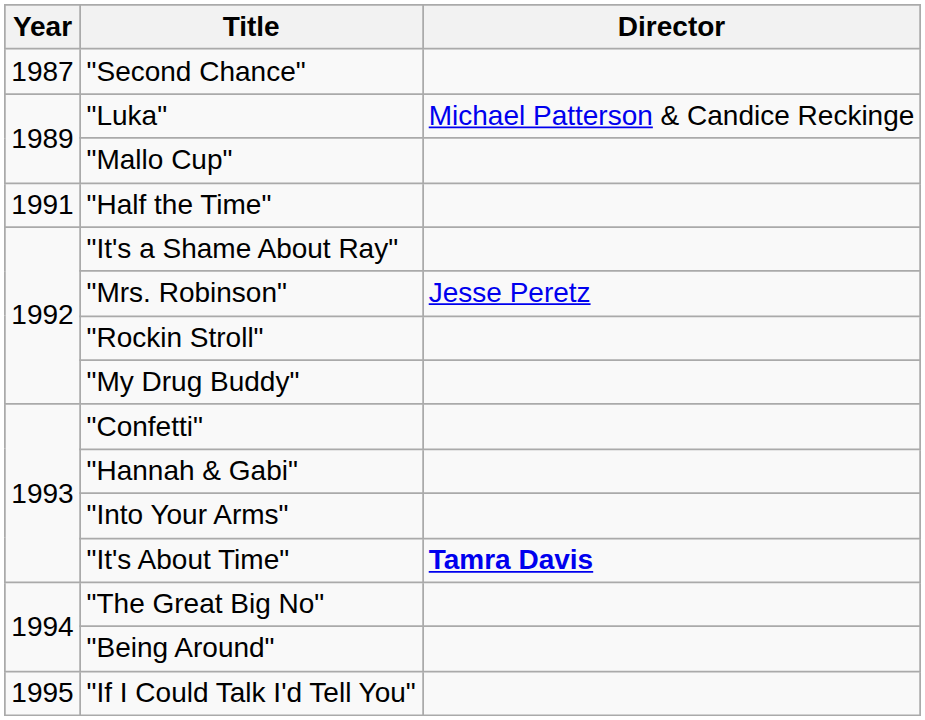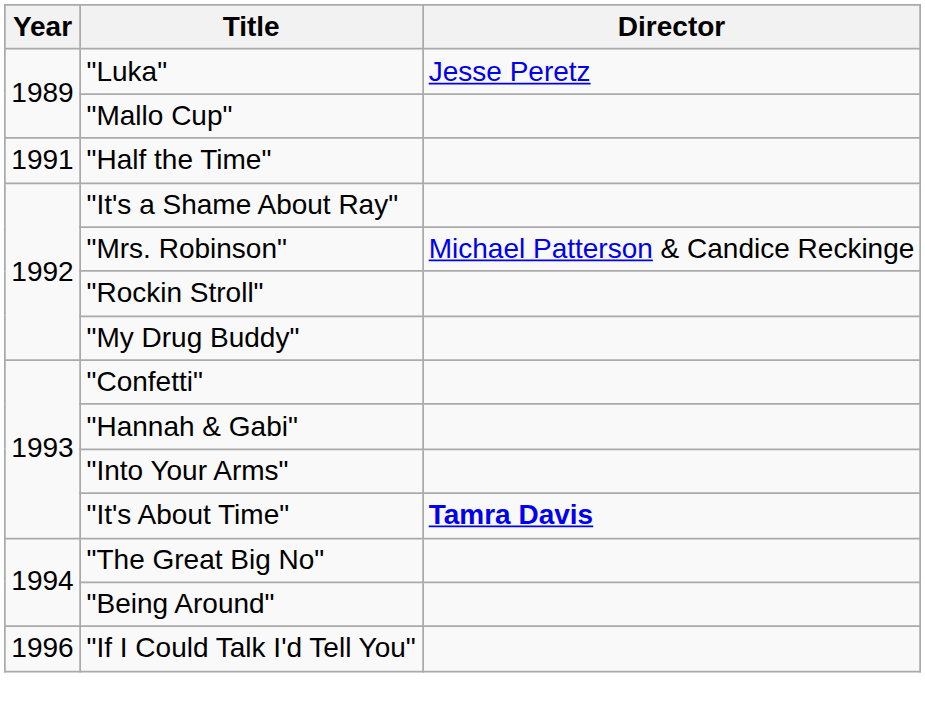- row: (196, 71)
(672, 115) Michael Patterson & Candice Reckinge -> (510, 71) Jesse Peretz
(510, 293) Jesse Peretz -> (672, 248) Michael Patterson & Candice Reckinge
(42, 692) 1995 -> (42, 648) 1996
